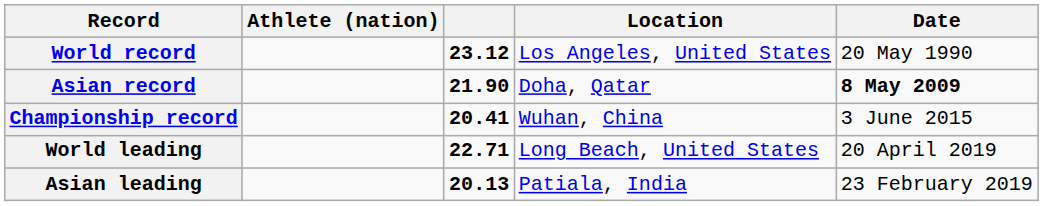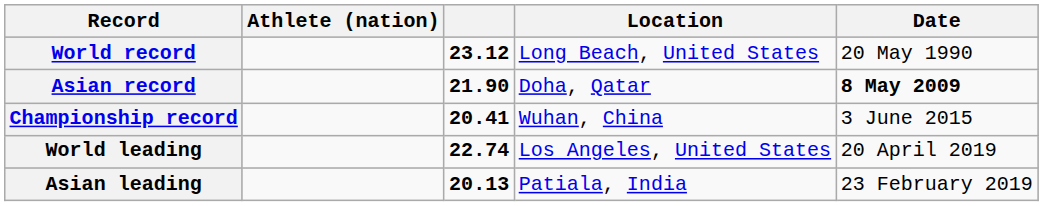(675, 54) Los Angeles, United States -> (669, 54) Long Beach, United States
(479, 152) 22.71 -> (479, 152) 22.74
(669, 152) Long Beach, United States -> (675, 152) Los Angeles, United States
